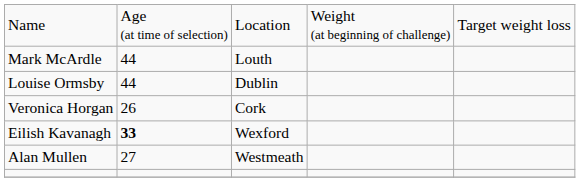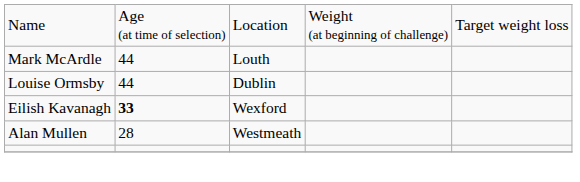- row: (61, 108)
(128, 157) 27 -> (126, 132) 28
